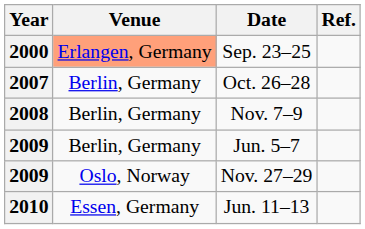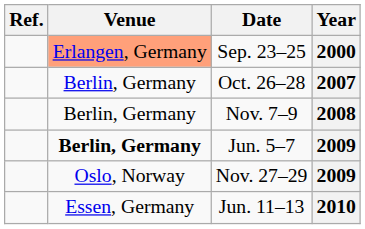columns swapped: (29, 20) <-> (339, 20)
(135, 144) normal -> (130, 144) bold
